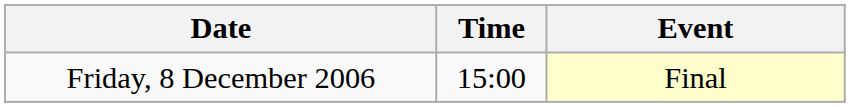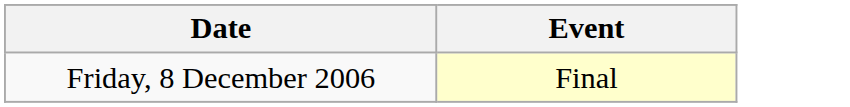- column: (491, 28)
